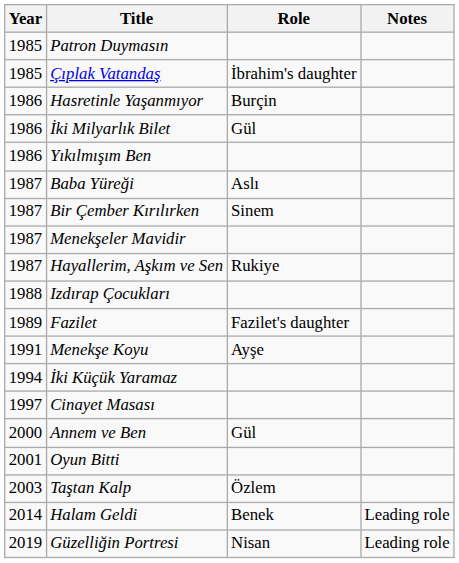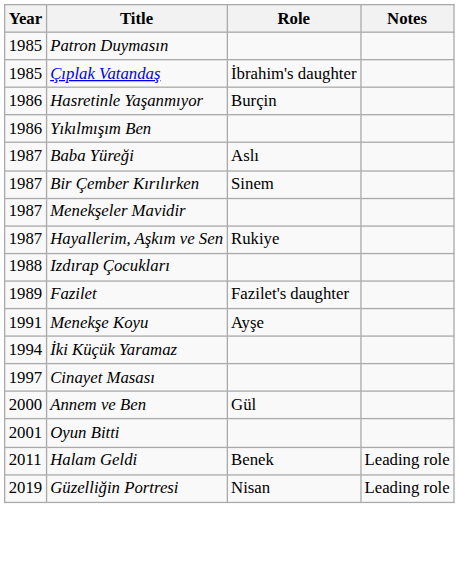- row: (110, 128)
- row: (91, 487)
(25, 515) 2014 -> (25, 460) 2011
